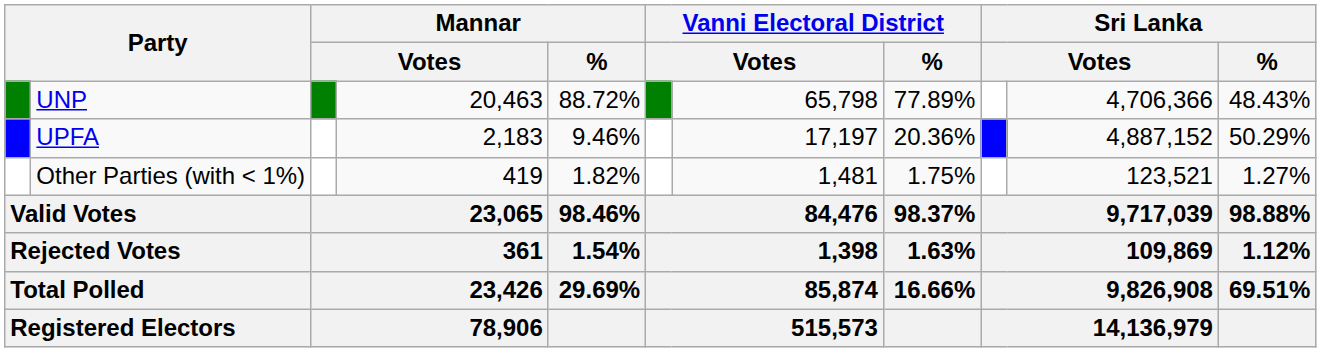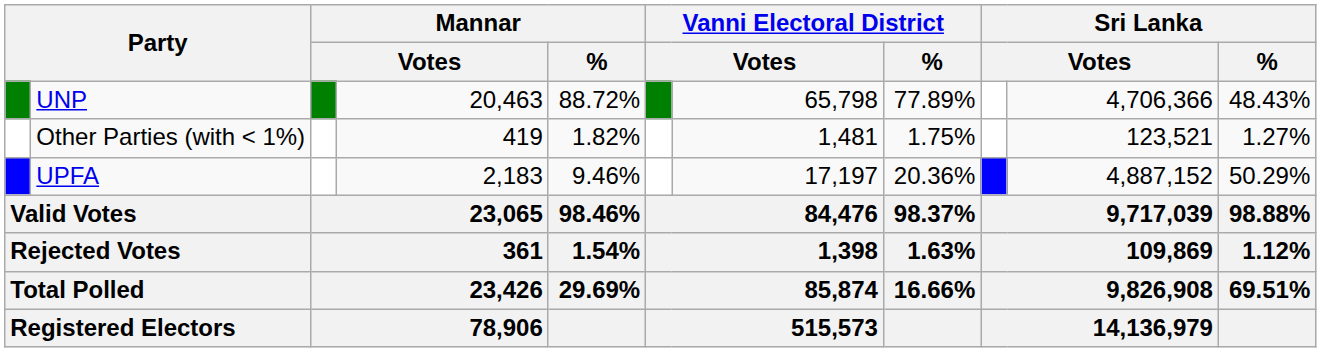rows swapped: (68, 137) <-> (171, 175)
